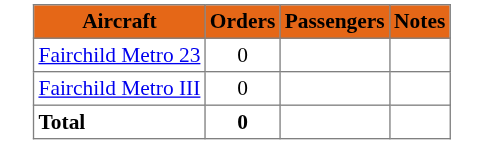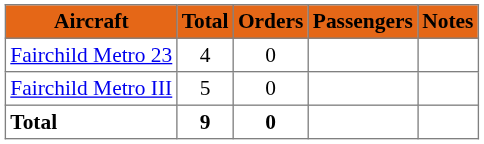+ column: (205, 21)
